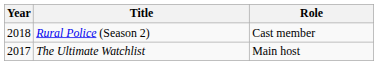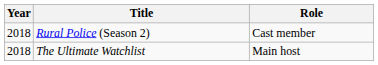(19, 51) 2017 -> (19, 51) 2018
